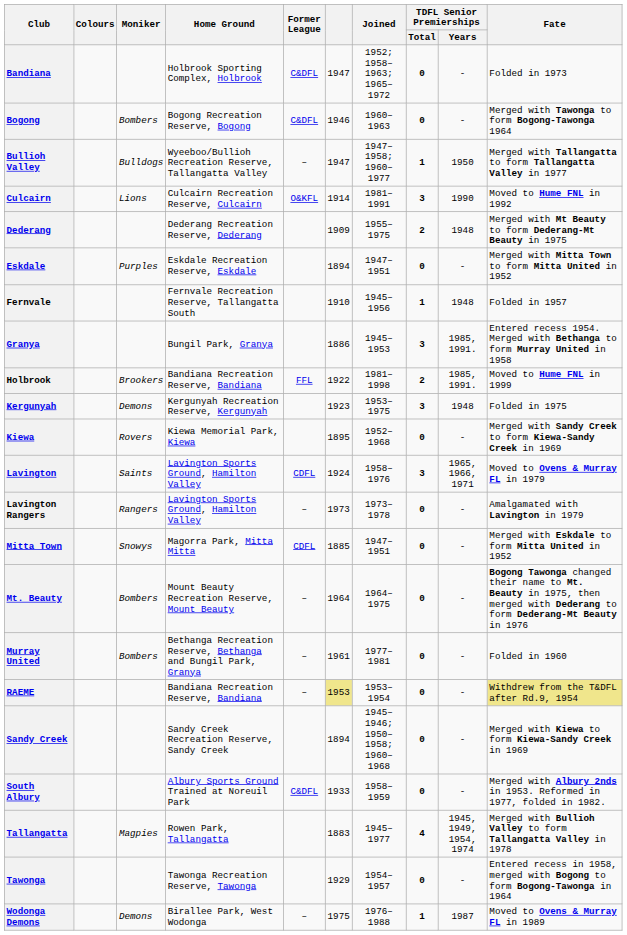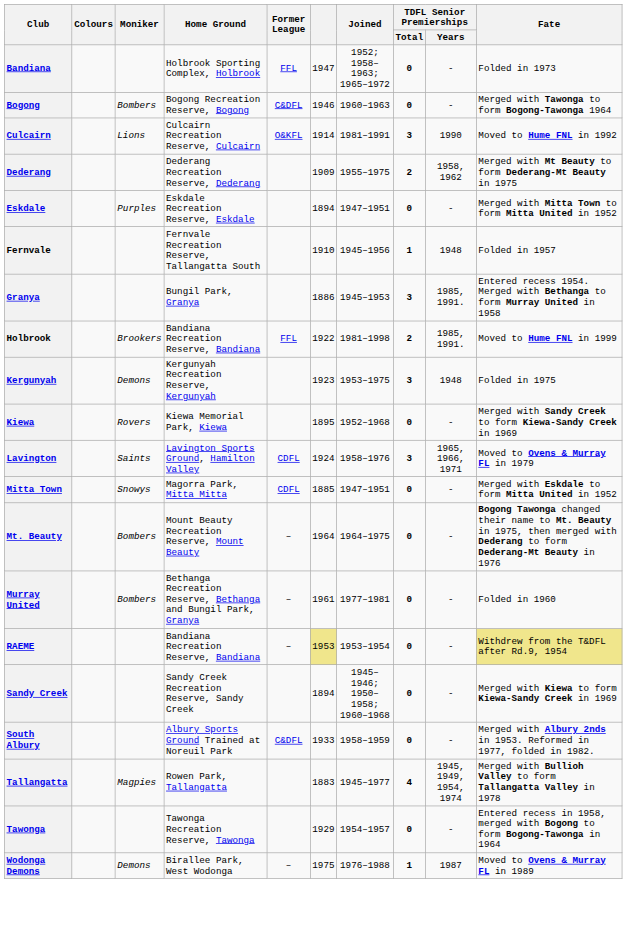(304, 74) C&DFL -> (289, 69) FFL
- row: (26, 163)
(463, 230) 1948 -> (451, 172) 1958, 1962
- row: (31, 510)
